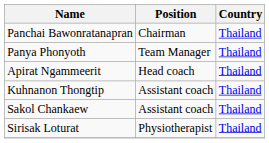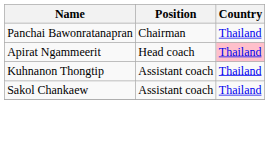- row: (46, 52)
(240, 71) no background -> (240, 52) pink background
- row: (43, 128)
